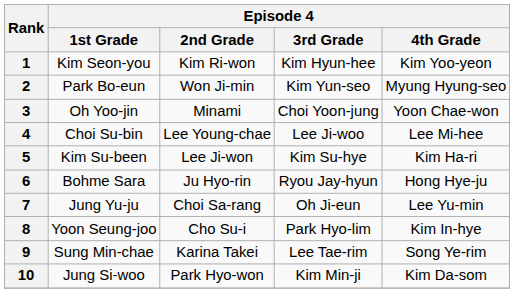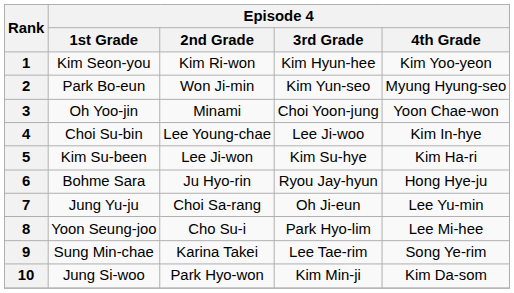(446, 134) Lee Mi-hee -> (446, 134) Kim In-hye
(446, 228) Kim In-hye -> (446, 228) Lee Mi-hee
